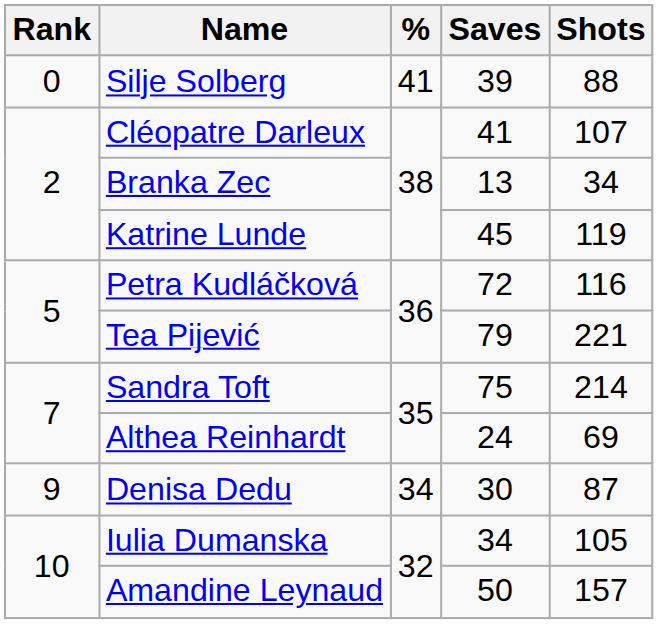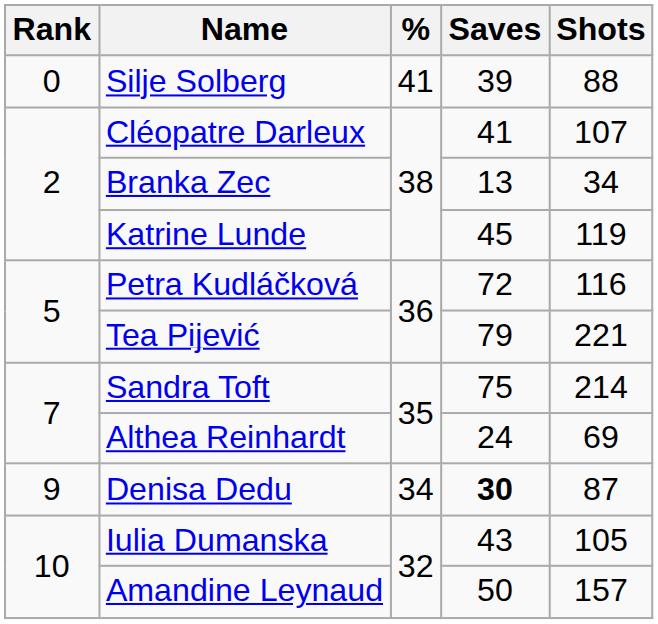(495, 489) normal -> (495, 489) bold
(495, 540) 34 -> (495, 540) 43
